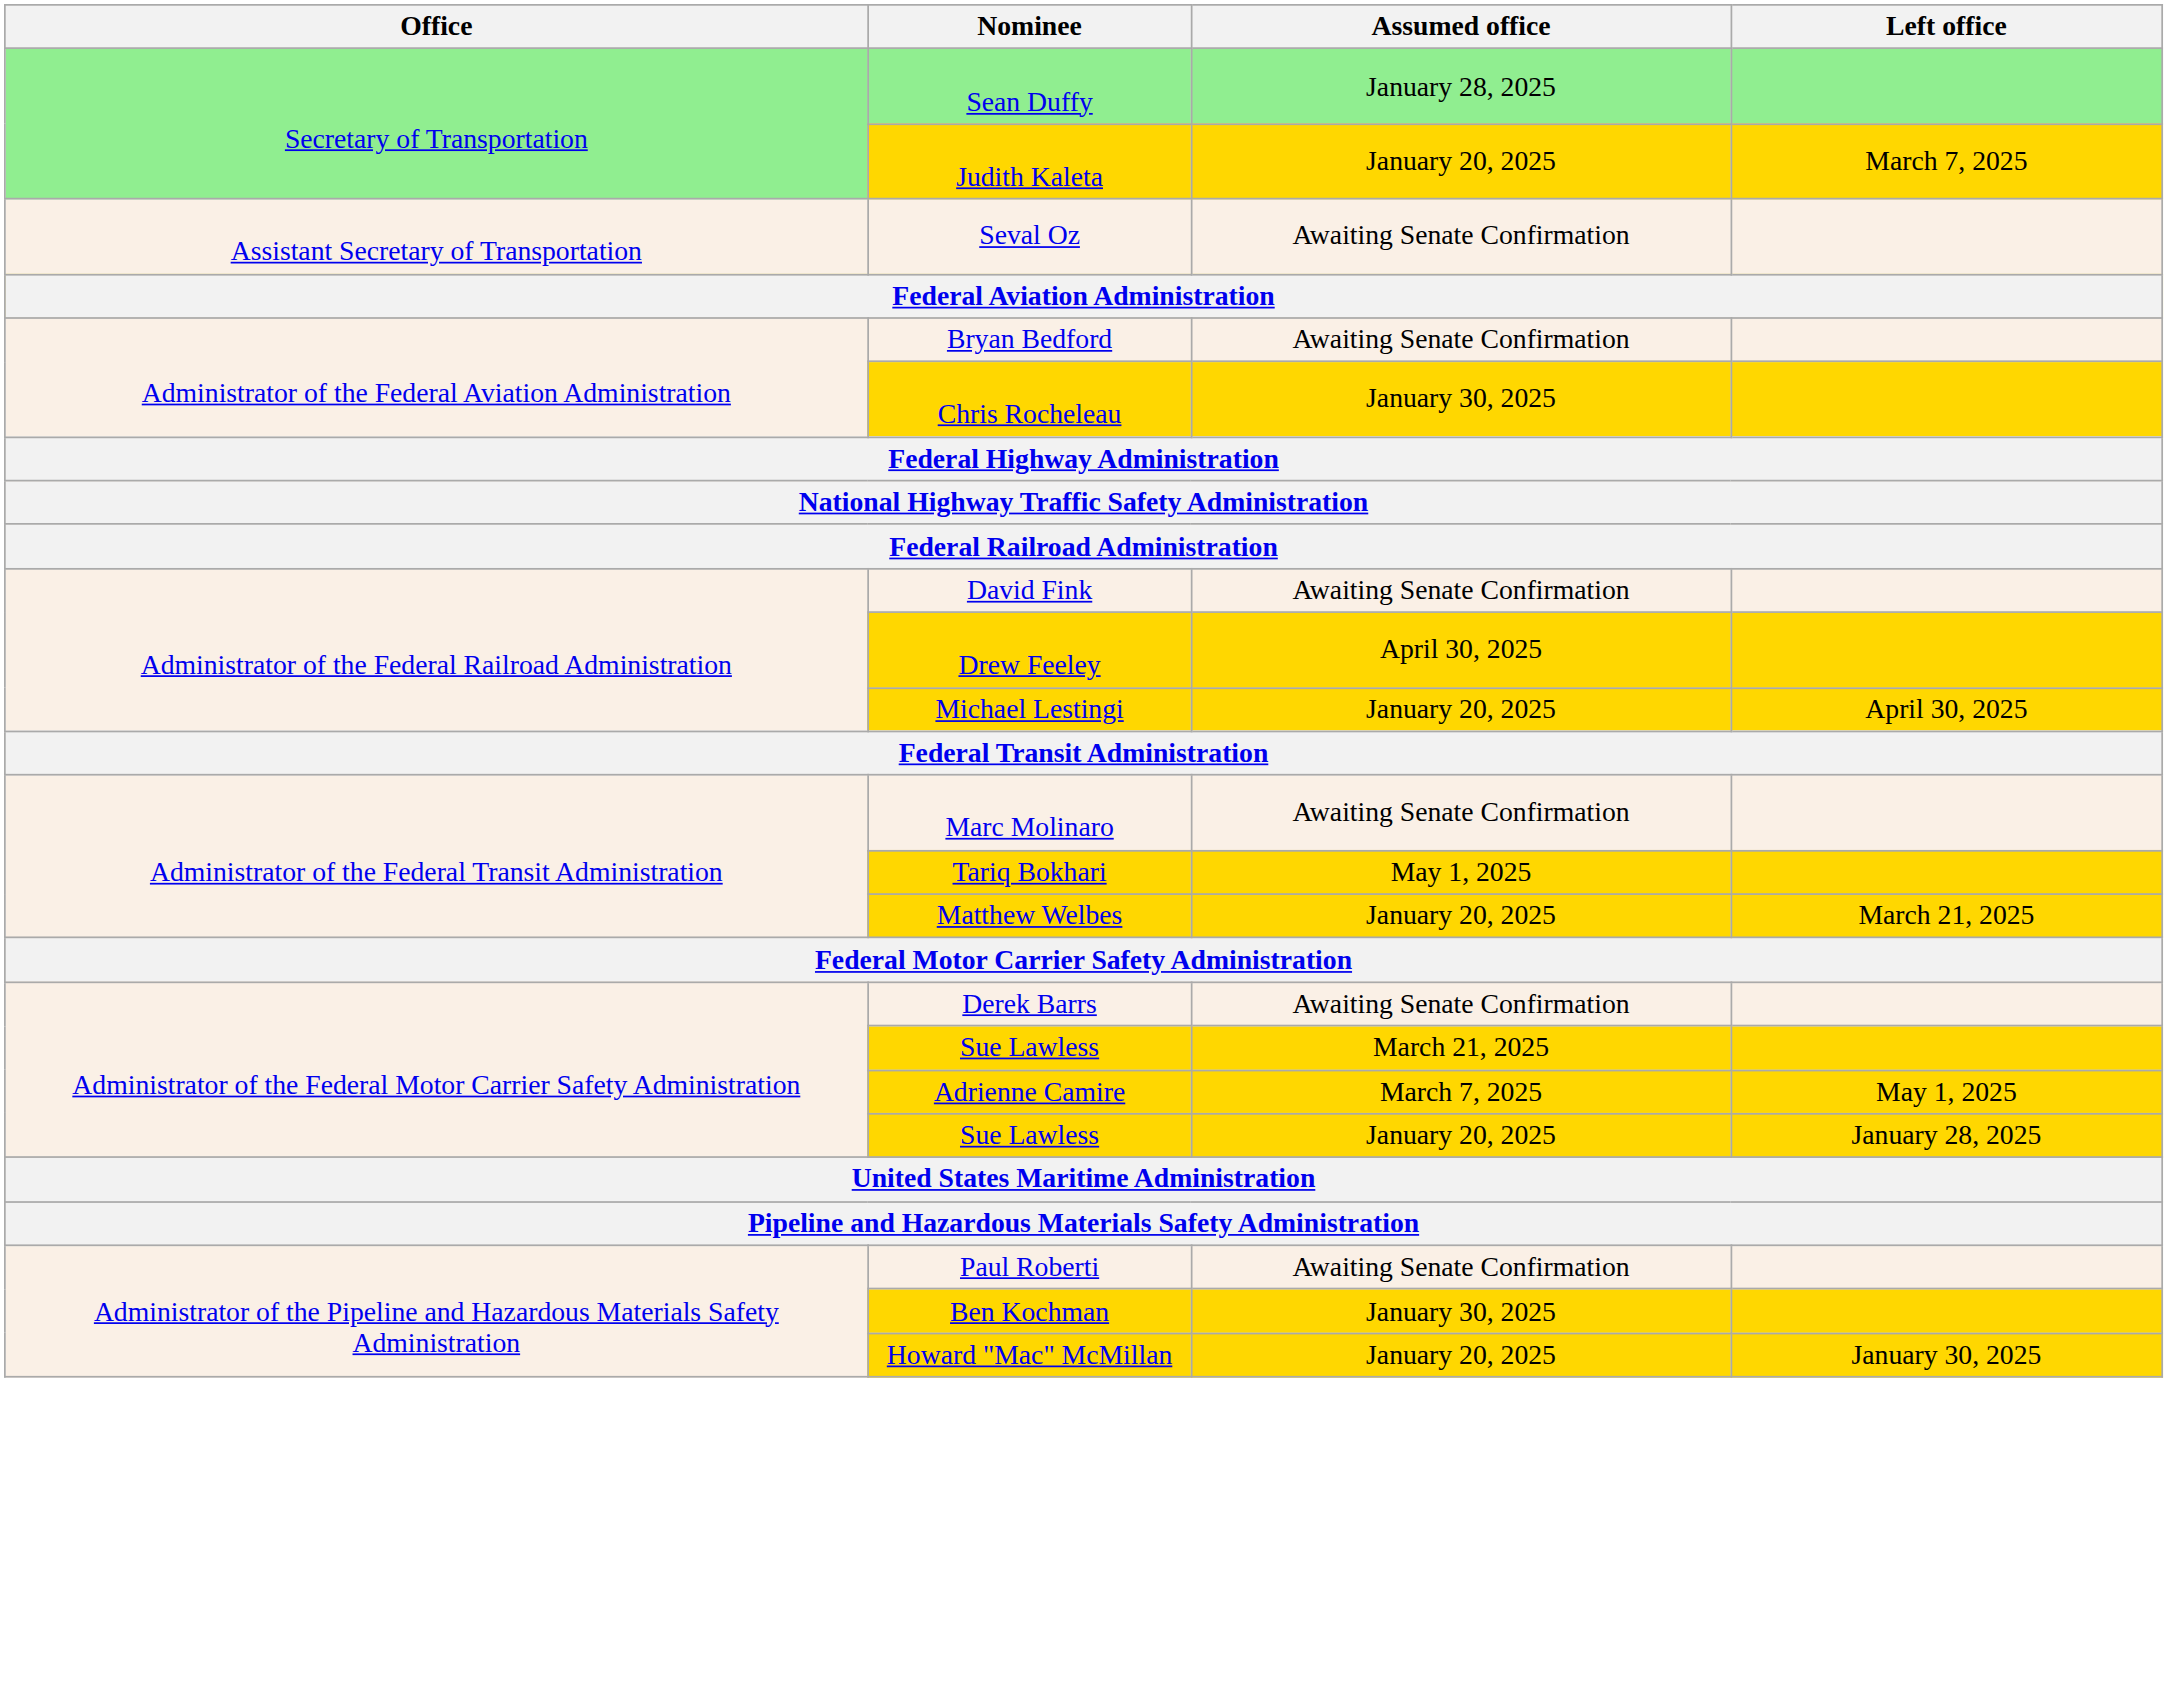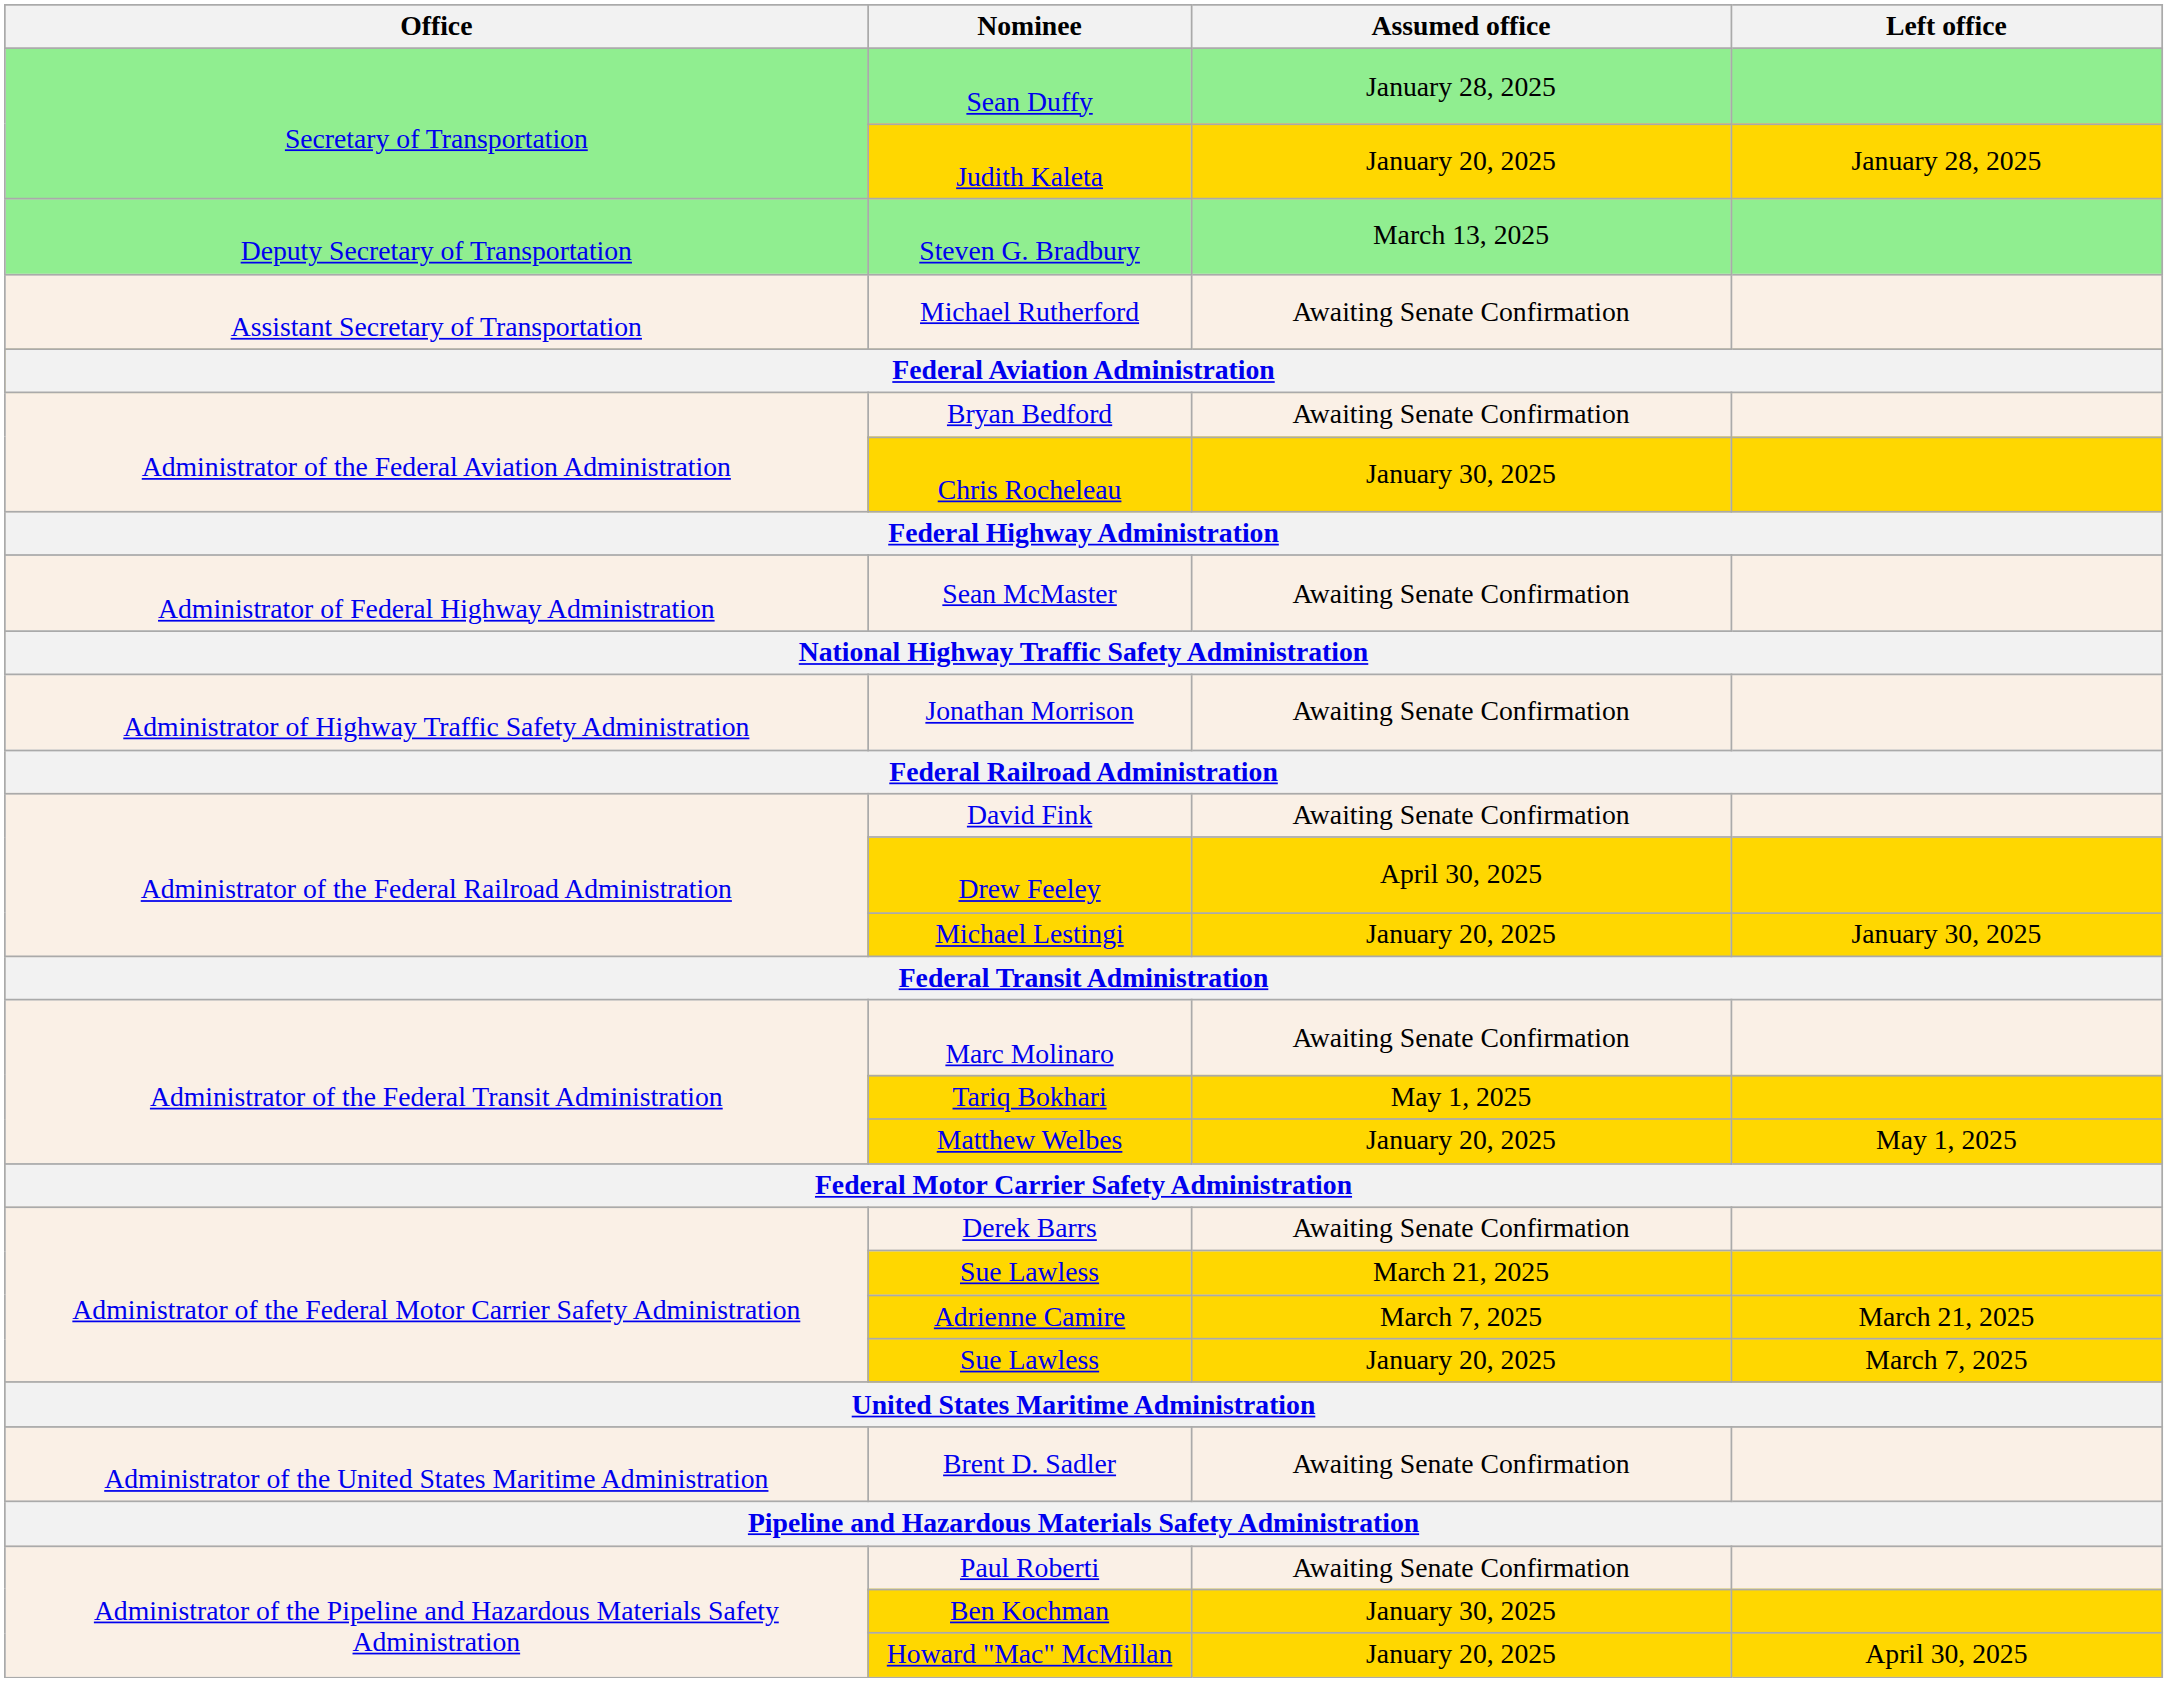(1946, 160) March 7, 2025 -> (1946, 160) January 28, 2025
+ row: (1030, 251)
- row: (1030, 235)
+ row: (1030, 311)
+ row: (1030, 592)
+ row: (1030, 711)
(1946, 708) April 30, 2025 -> (1946, 934) January 30, 2025
(1946, 915) March 21, 2025 -> (1946, 1140) May 1, 2025
(1946, 1091) May 1, 2025 -> (1946, 1316) March 21, 2025
(1946, 1135) January 28, 2025 -> (1946, 1360) March 7, 2025
+ row: (1030, 1463)
(1946, 1354) January 30, 2025 -> (1946, 1654) April 30, 2025
